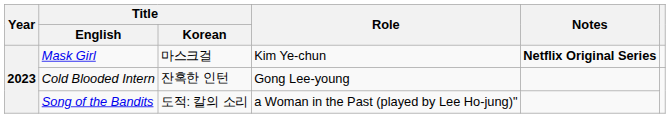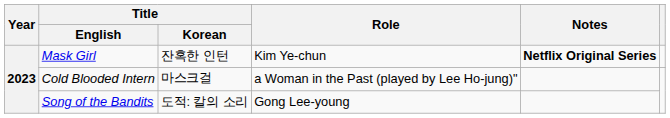(186, 56) 마스크걸 -> (195, 56) 잔혹한 인턴
(195, 78) 잔혹한 인턴 -> (186, 78) 마스크걸
(302, 79) Gong Lee-young -> (386, 79) a Woman in the Past (played by Lee Ho-jung)"
(386, 101) a Woman in the Past (played by Lee Ho-jung)" -> (302, 101) Gong Lee-young
